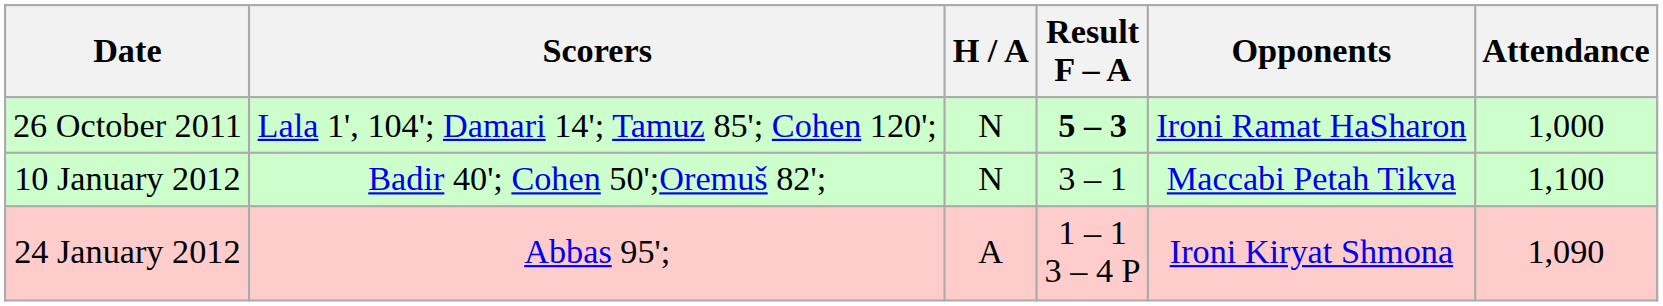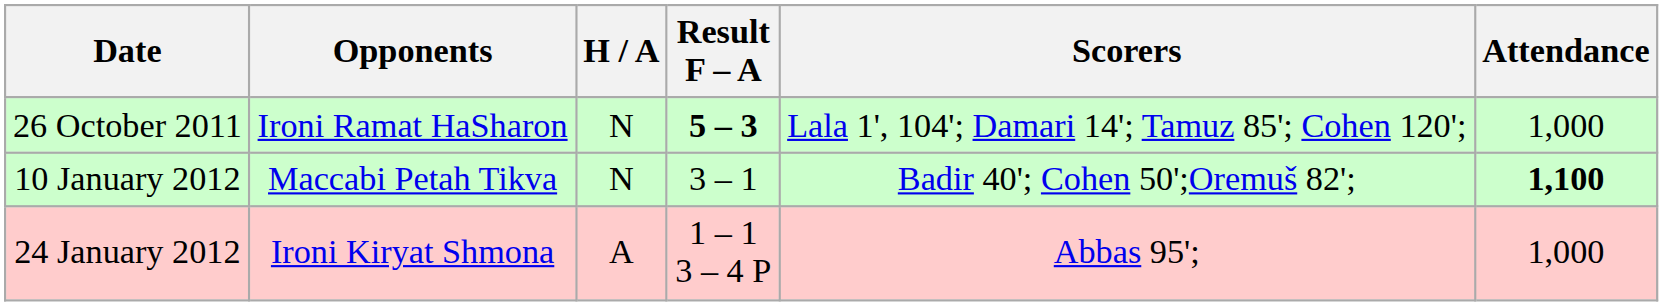columns swapped: (1311, 50) <-> (597, 50)
(1566, 178) normal -> (1566, 178) bold
(1566, 252) 1,090 -> (1566, 252) 1,000
